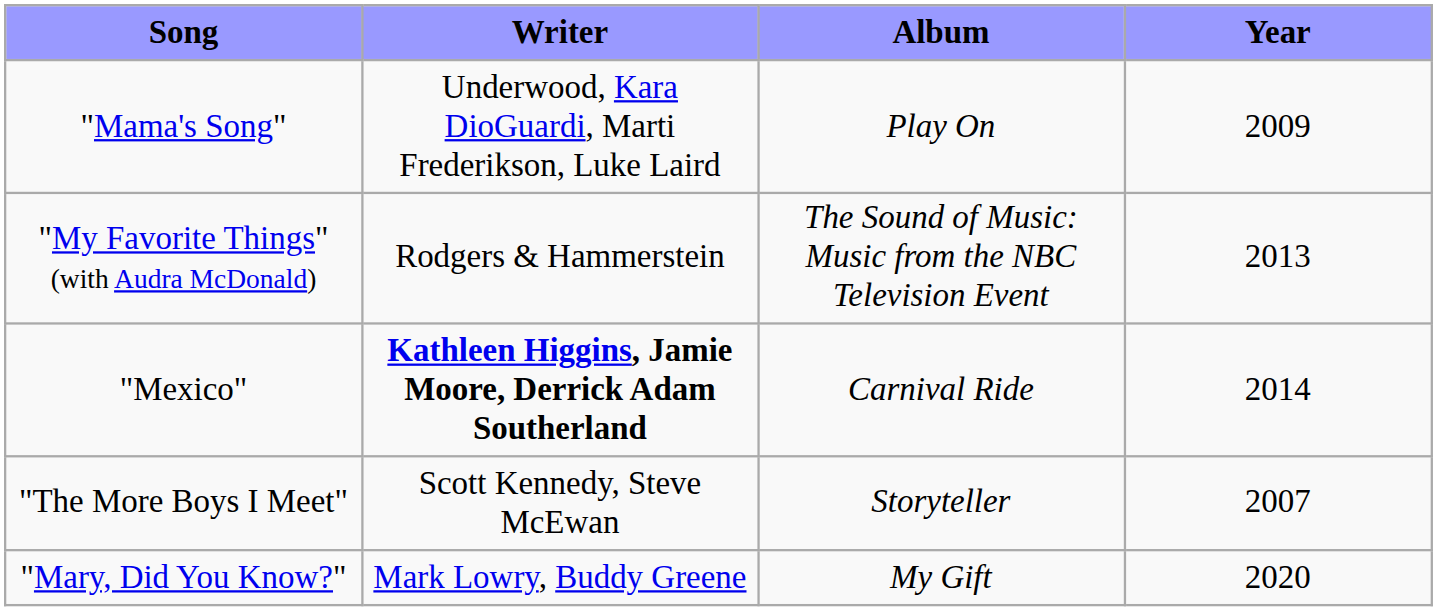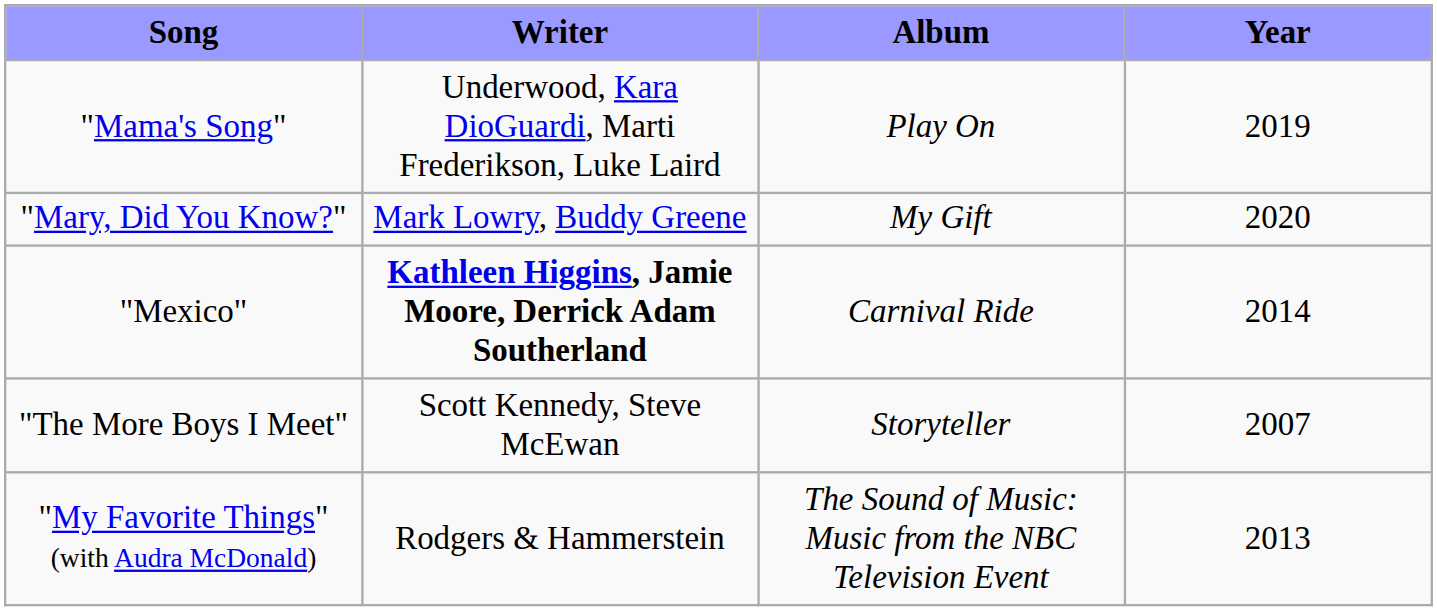(1278, 125) 2009 -> (1278, 125) 2019
rows swapped: (183, 576) <-> (183, 257)
